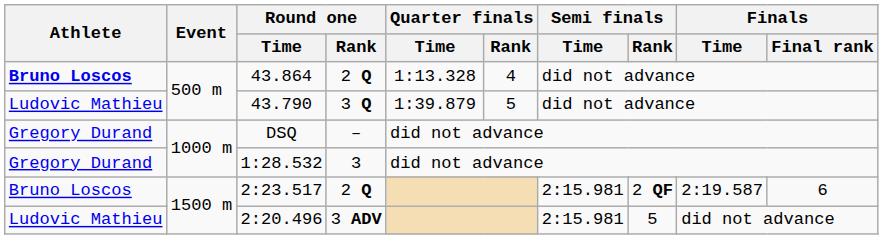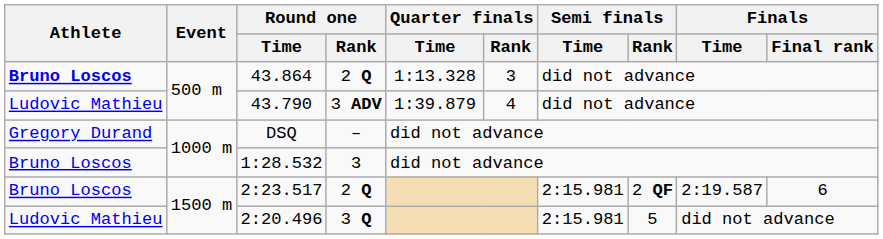(511, 76) 4 -> (511, 76) 3
(356, 105) 3 Q -> (356, 105) 3 ADV
(511, 105) 5 -> (511, 105) 4
(81, 162) Gregory Durand -> (70, 162) Bruno Loscos
(356, 220) 3 ADV -> (356, 220) 3 Q
